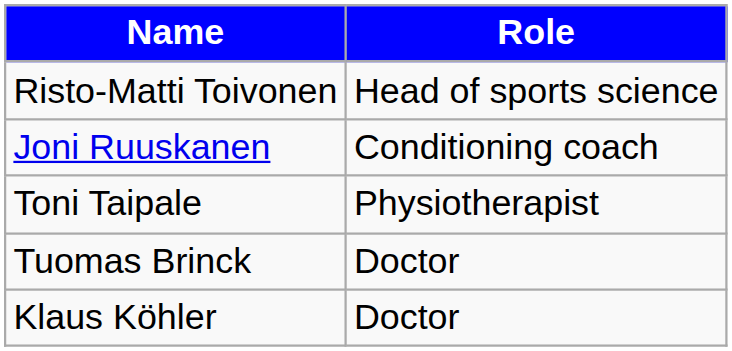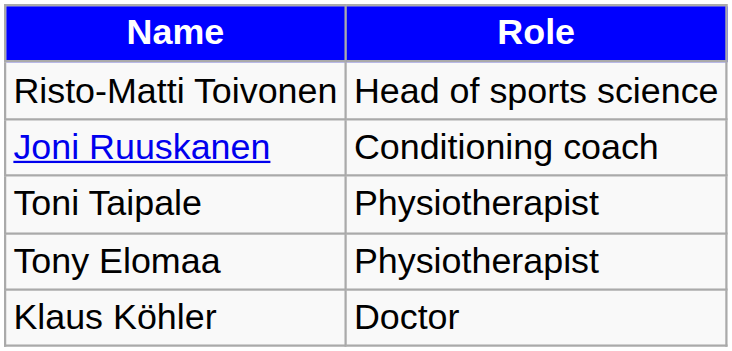+ row: (117, 260)
- row: (132, 260)
